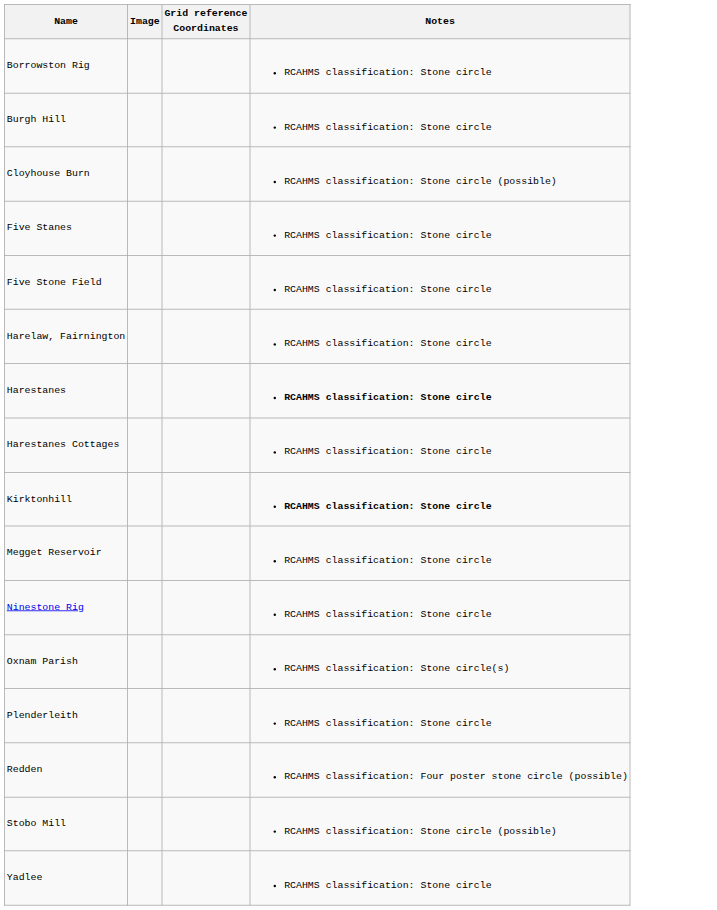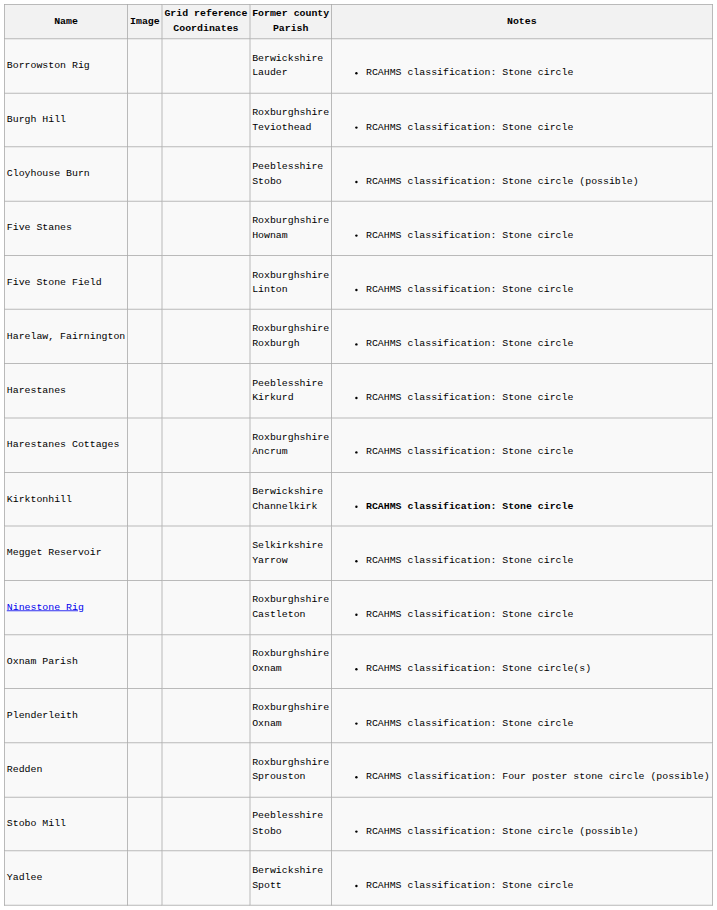+ column: (291, 22)
(440, 399) bold -> (522, 399) normal
